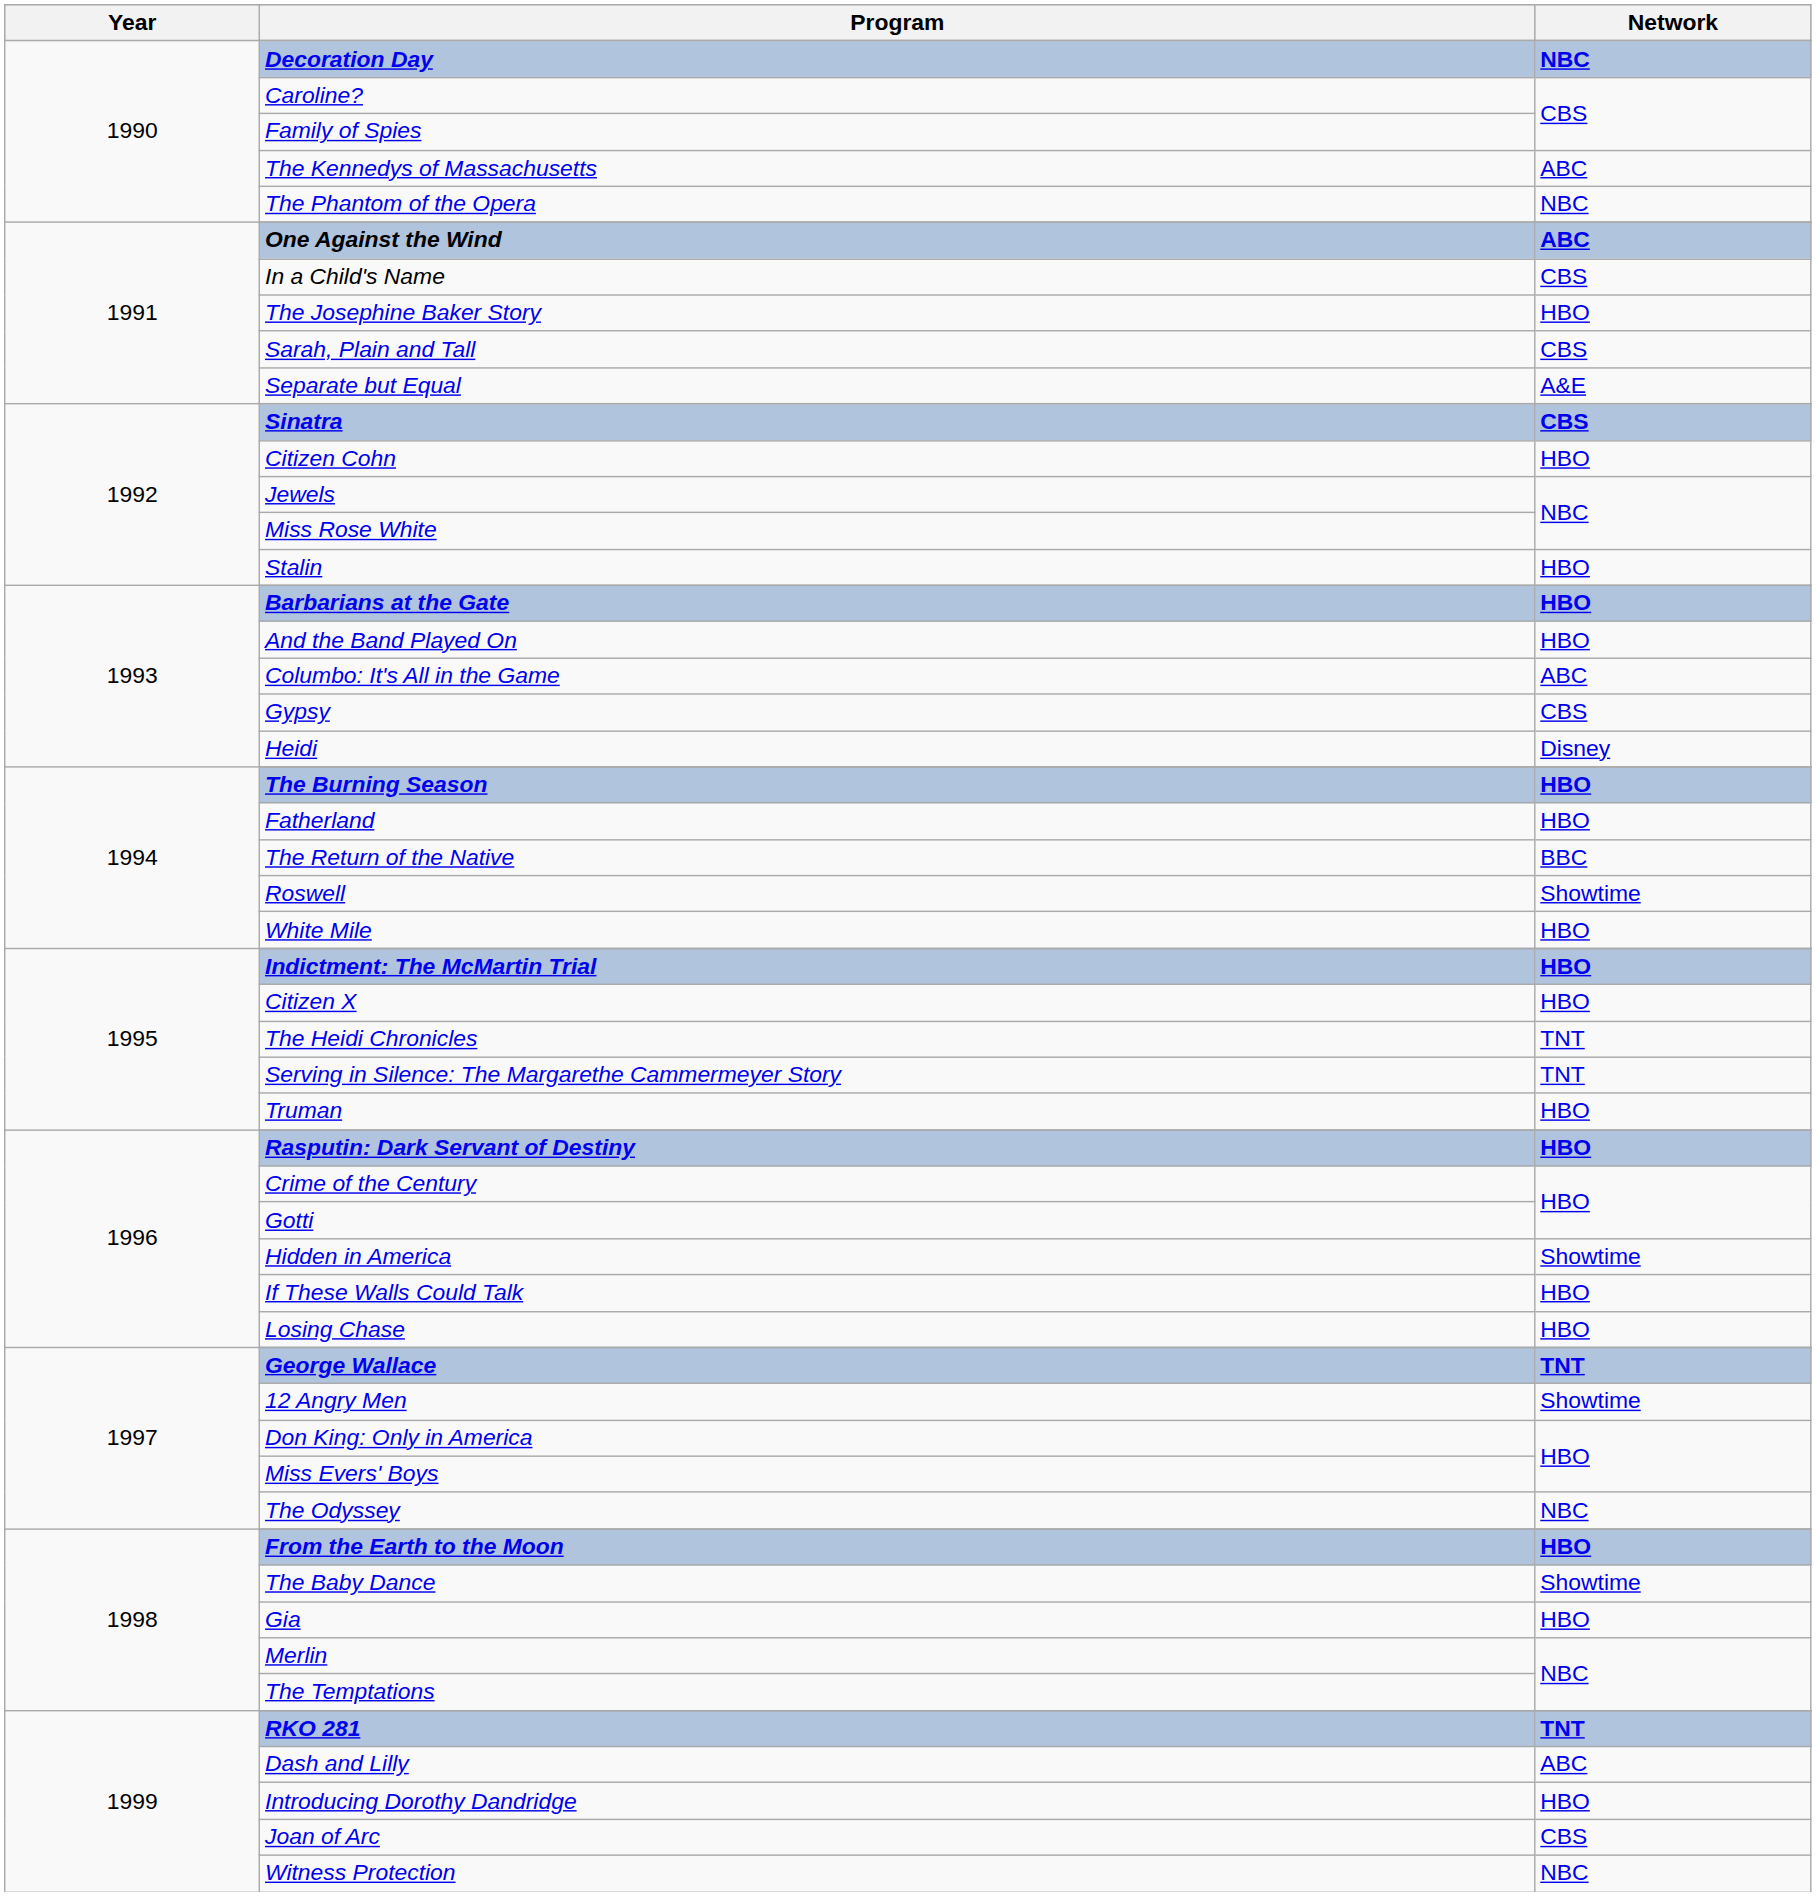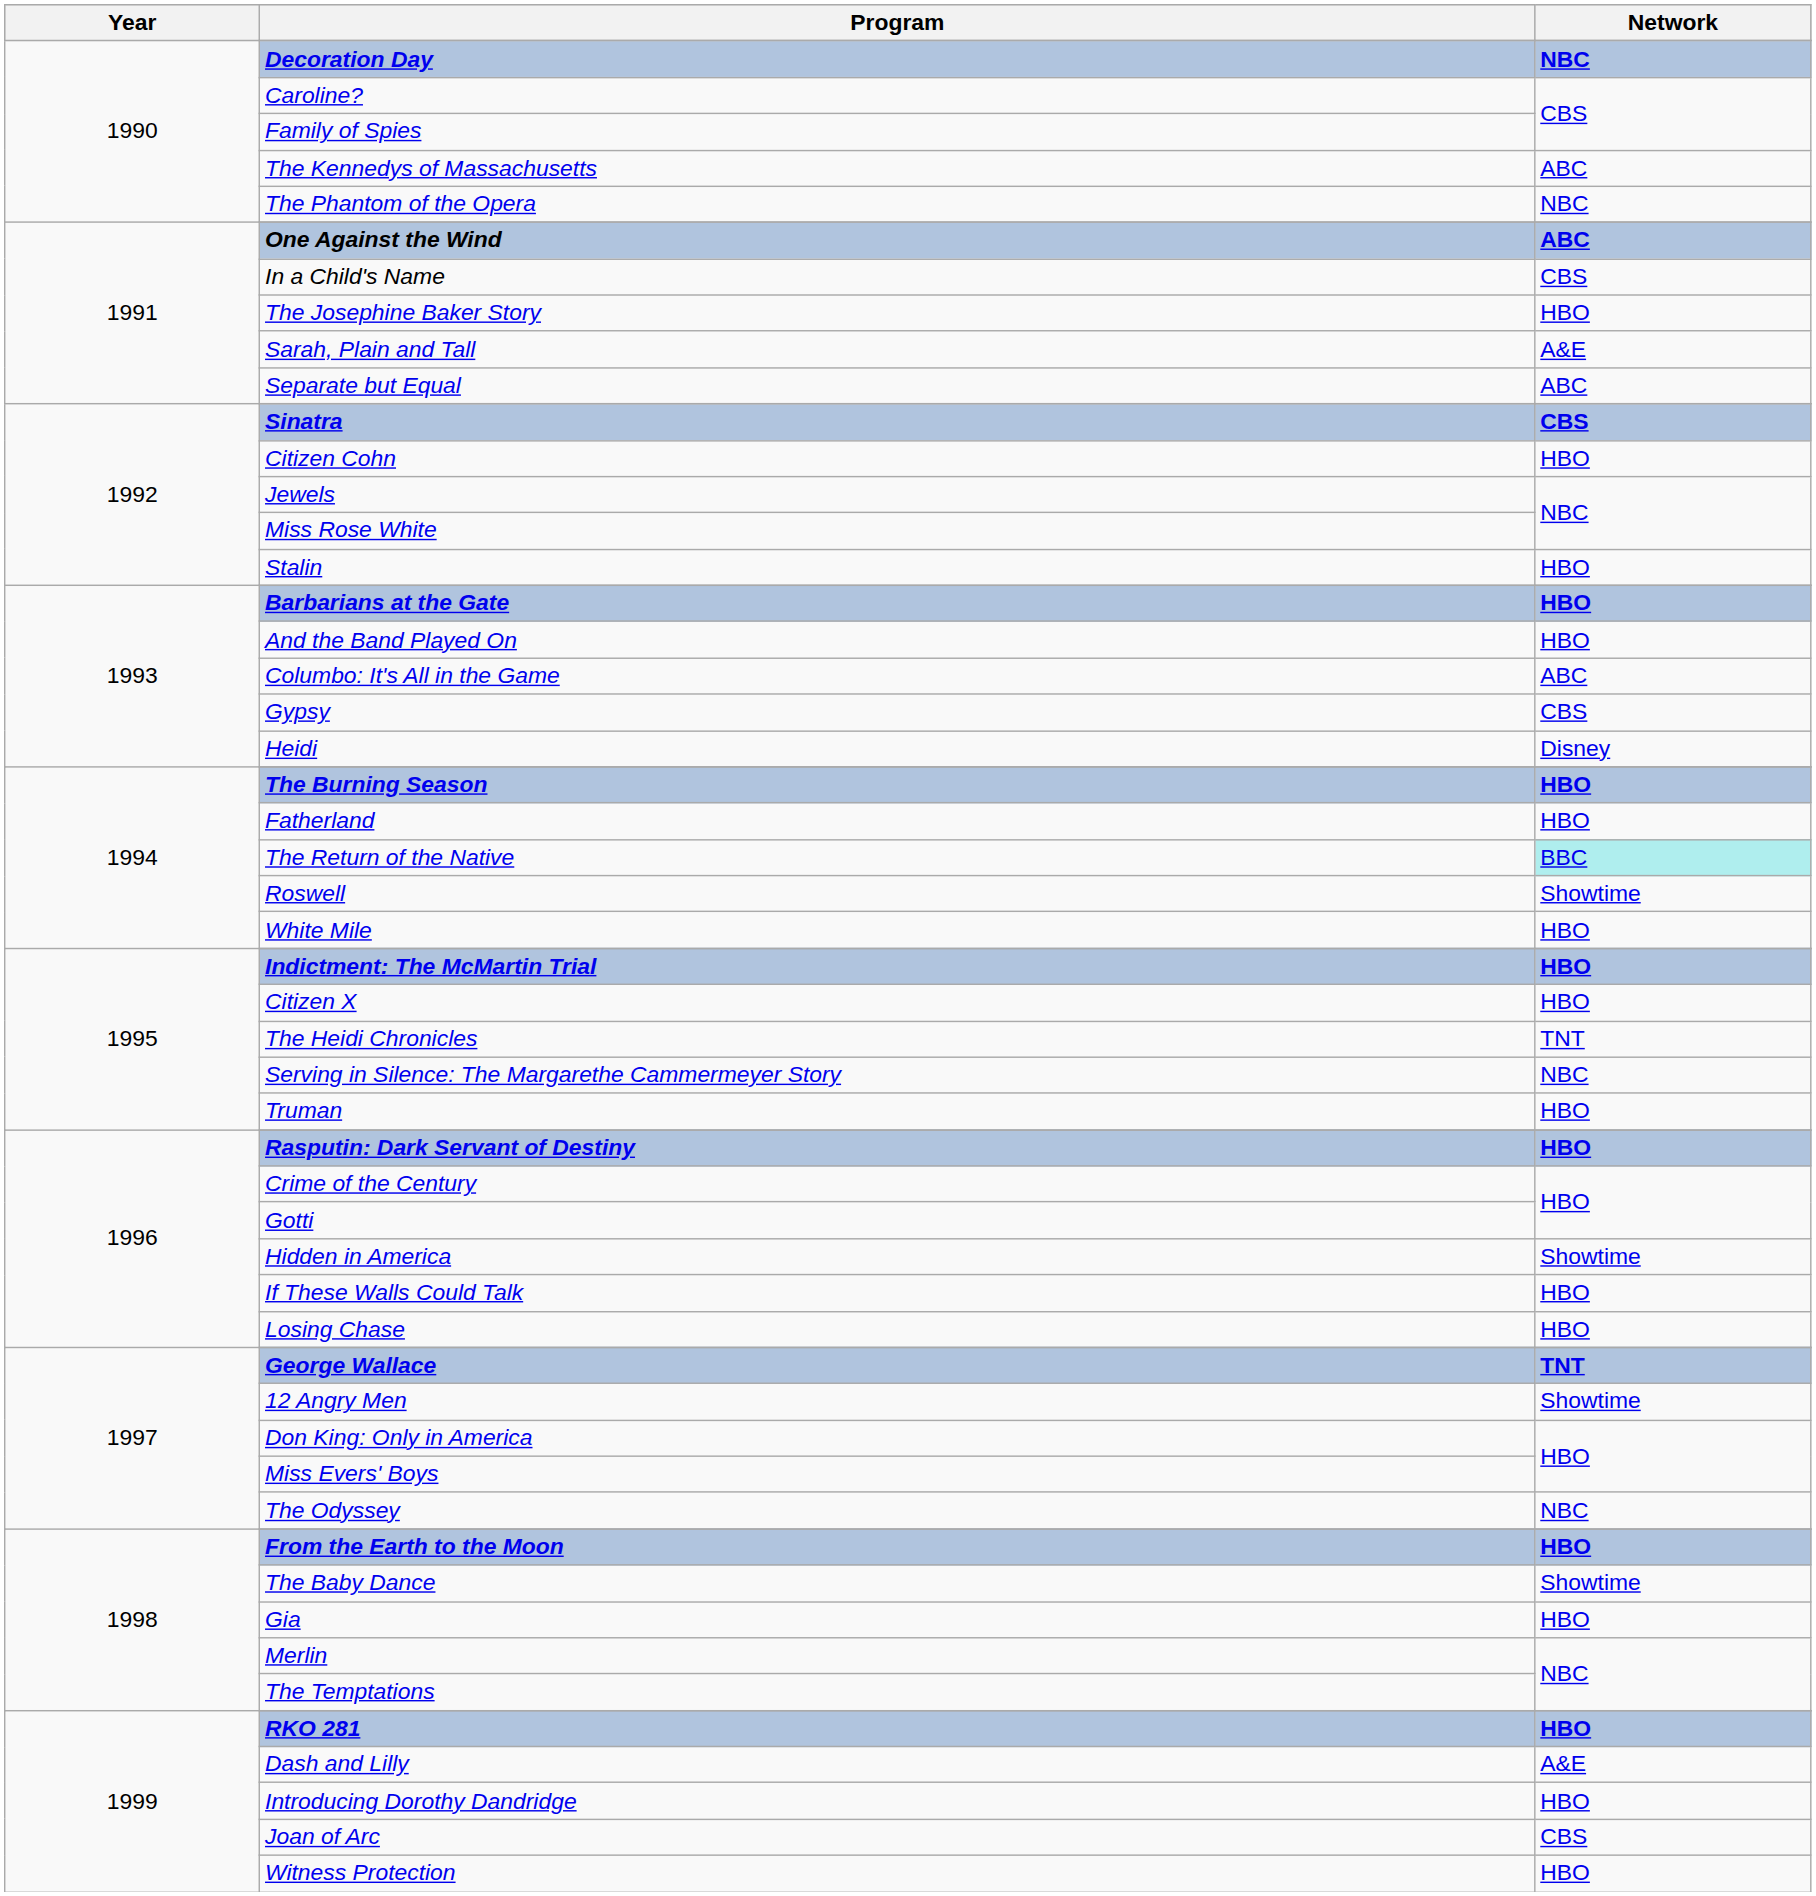(1564, 349) CBS -> (1563, 349) A&E
(1563, 385) A&E -> (1564, 385) ABC
(1564, 857) no background -> (1564, 857) paleturquoise background
(1563, 1074) TNT -> (1564, 1074) NBC
(1563, 1728) TNT -> (1566, 1728) HBO
(1564, 1764) ABC -> (1563, 1764) A&E
(1564, 1873) NBC -> (1565, 1873) HBO
